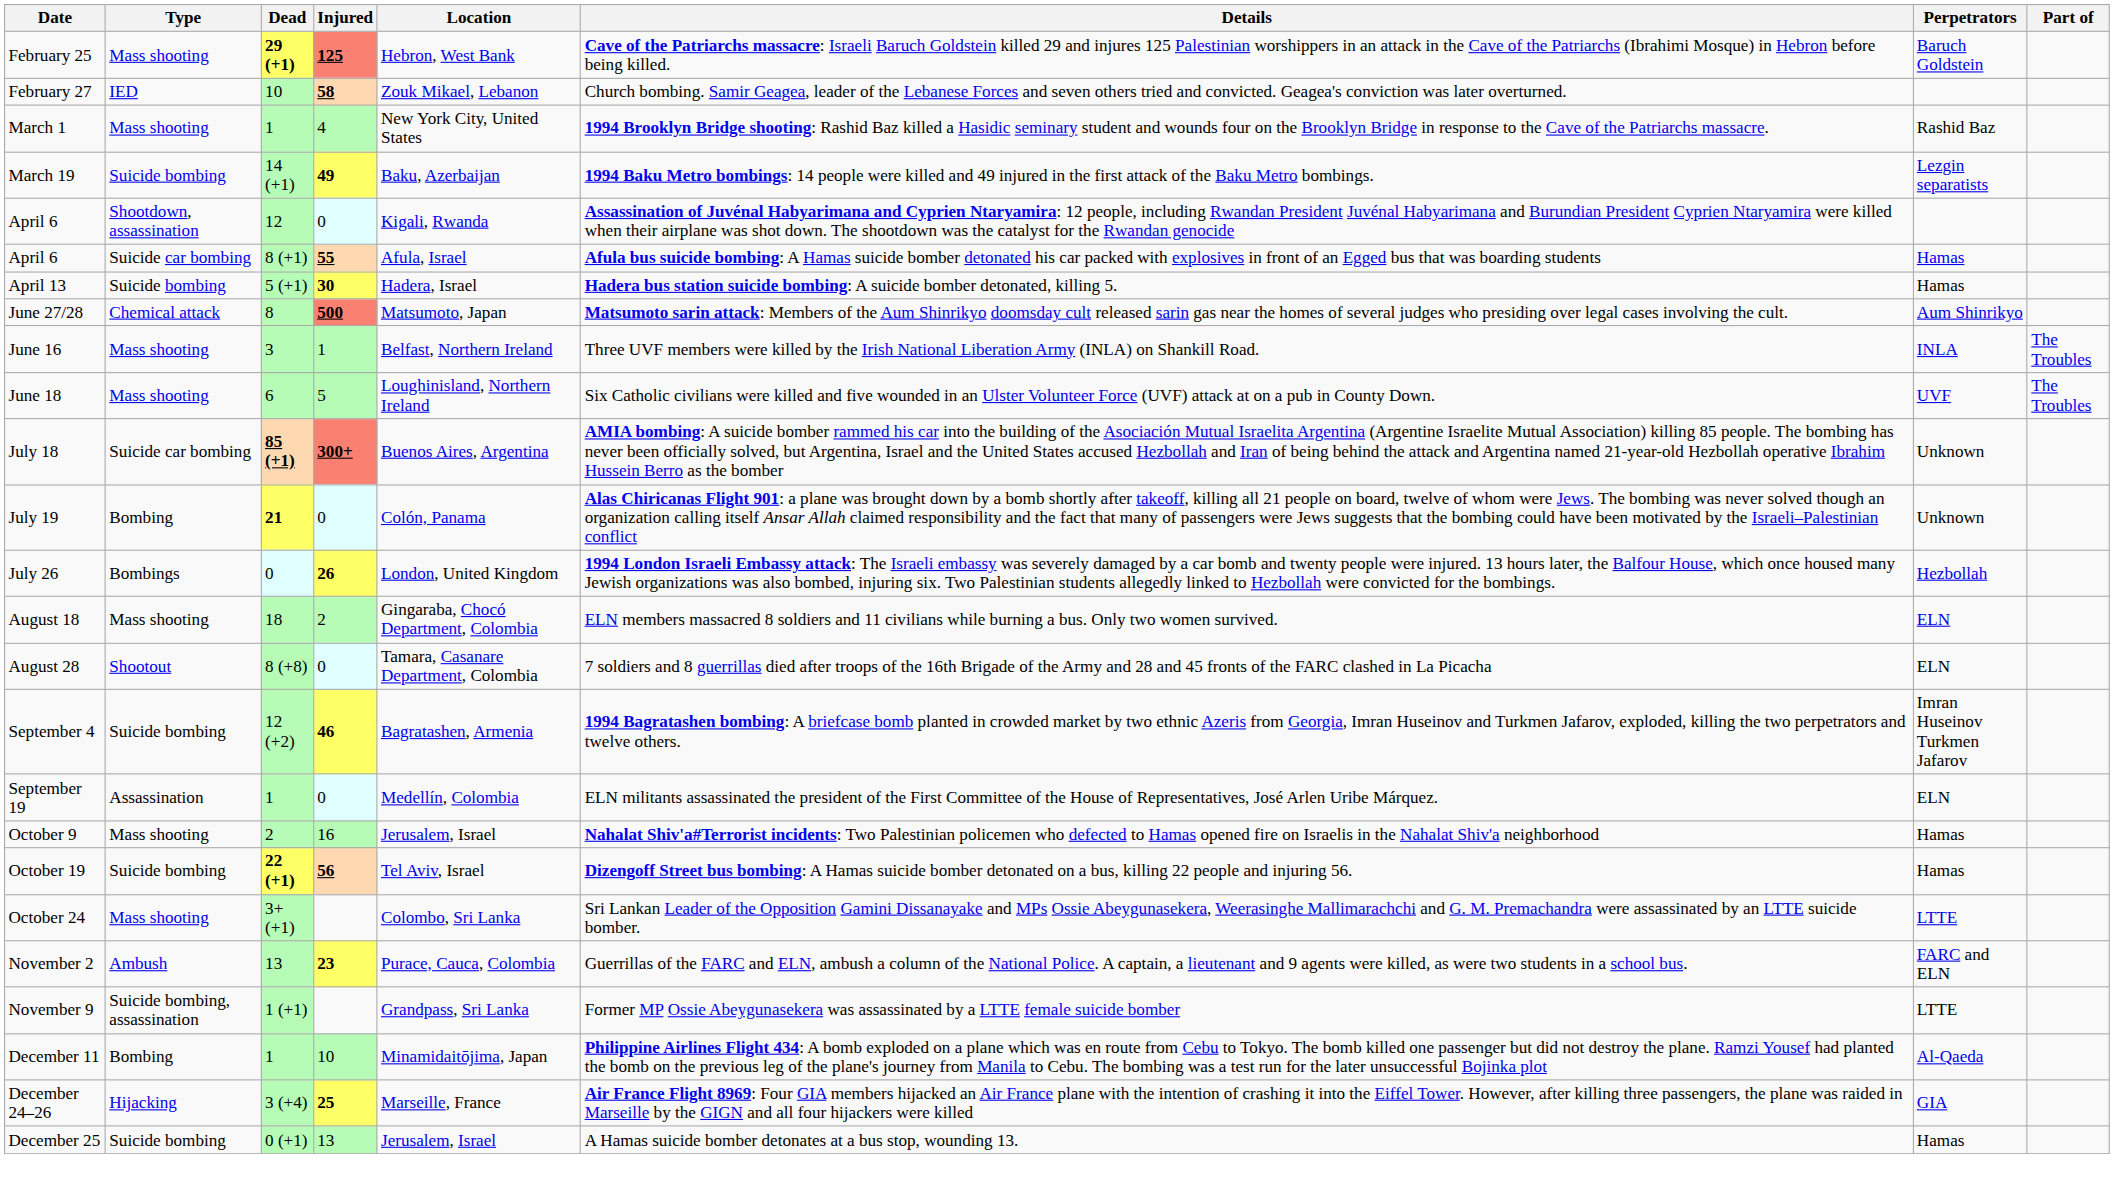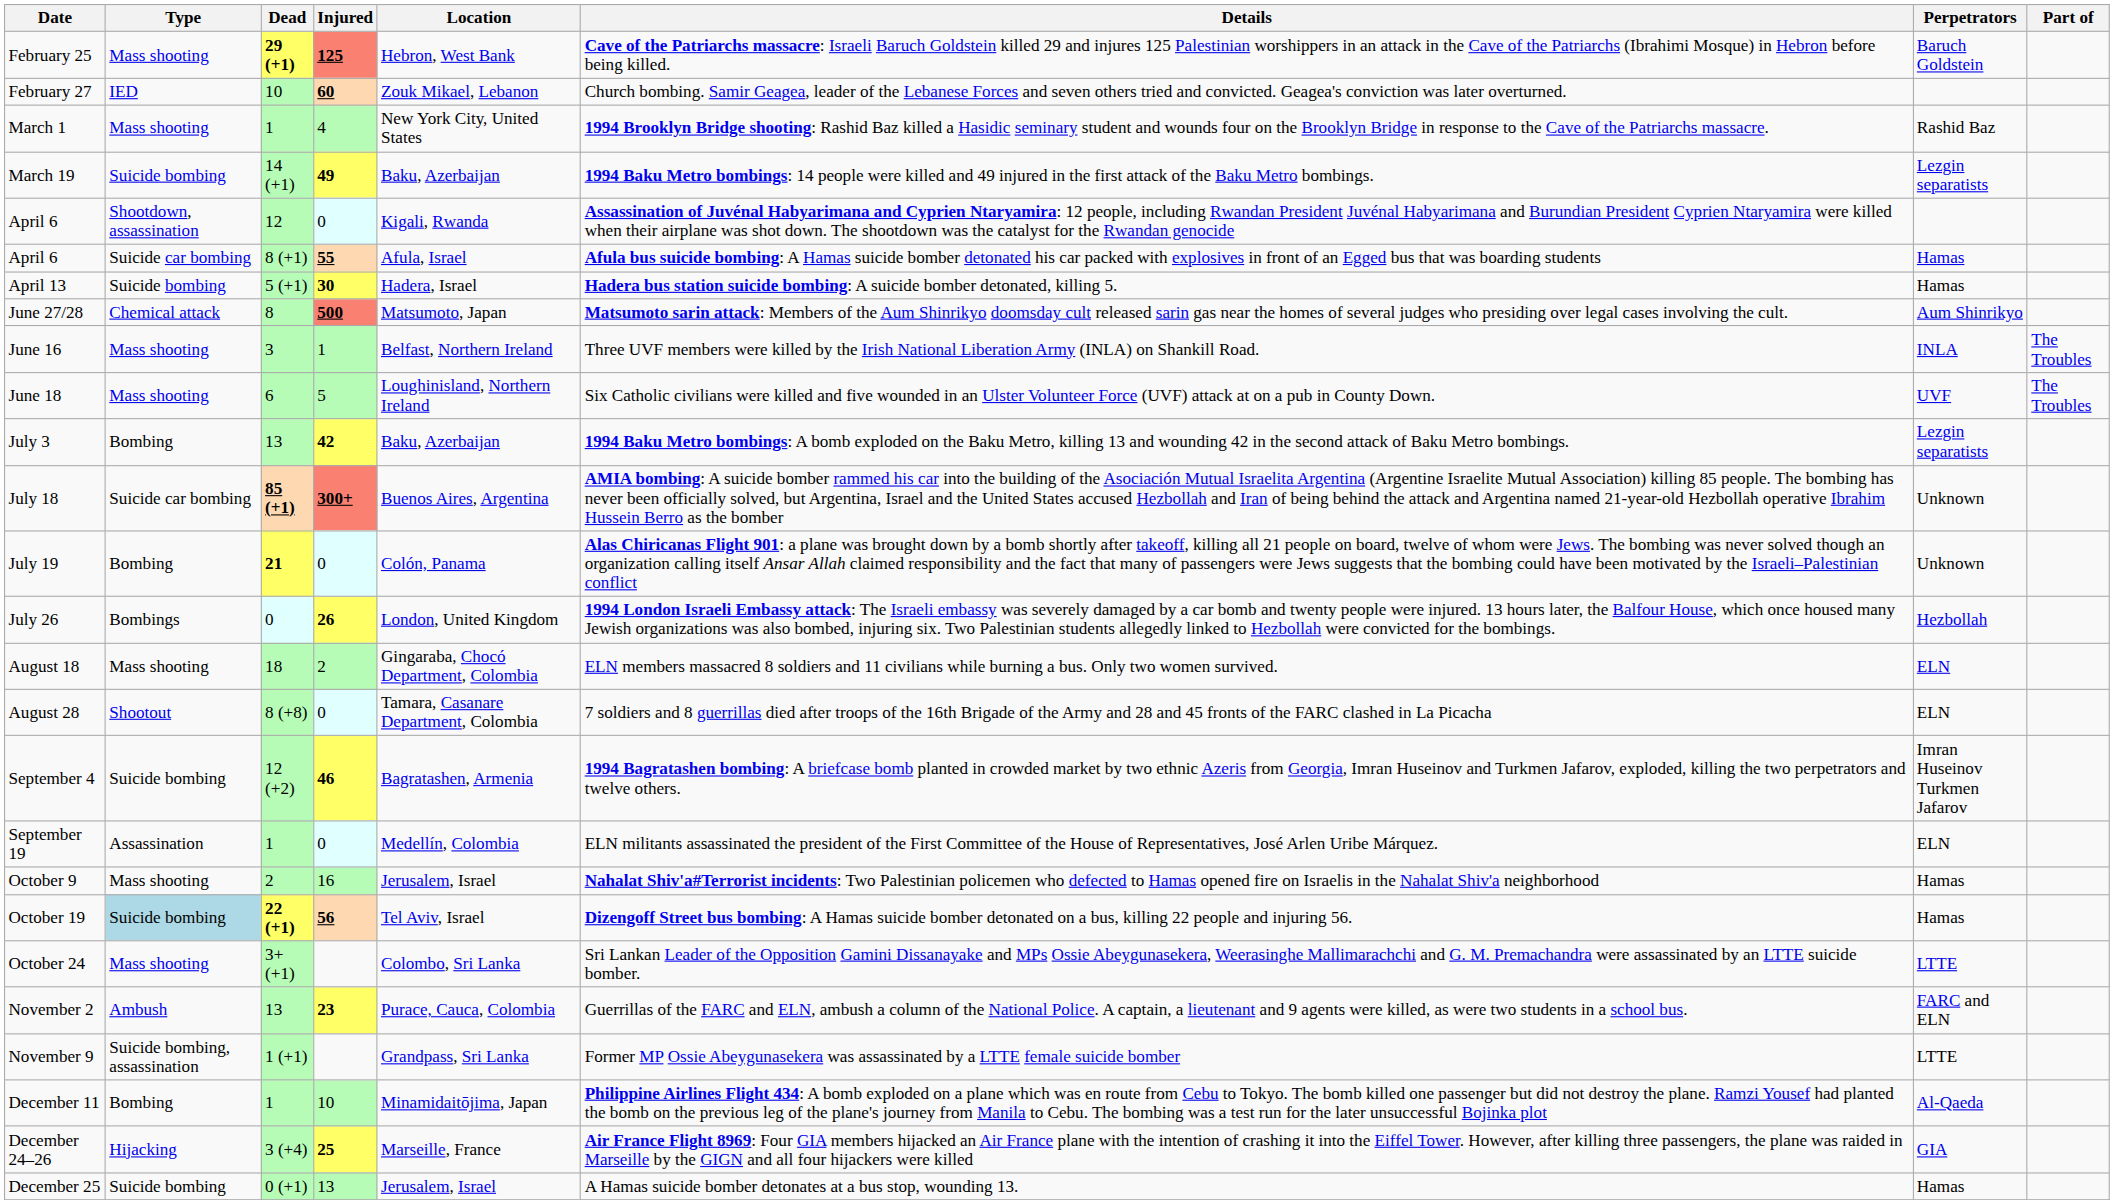(326, 91) 58 -> (326, 91) 60
+ row: (29, 441)
(168, 870) no background -> (168, 917) lightblue background
